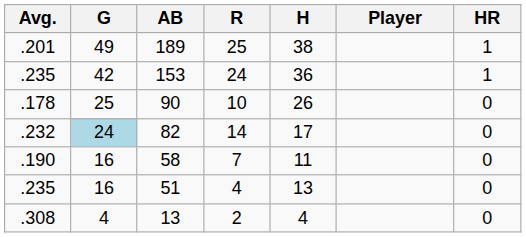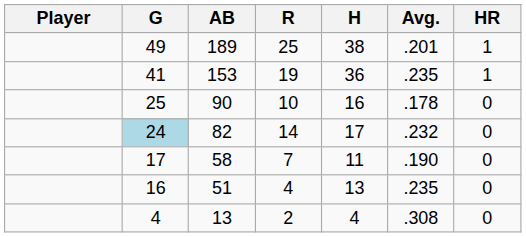columns swapped: (395, 18) <-> (38, 18)
(104, 75) 42 -> (156, 75) 41
(237, 75) 24 -> (288, 75) 19
(303, 103) 26 -> (355, 103) 16
(104, 160) 16 -> (156, 160) 17
